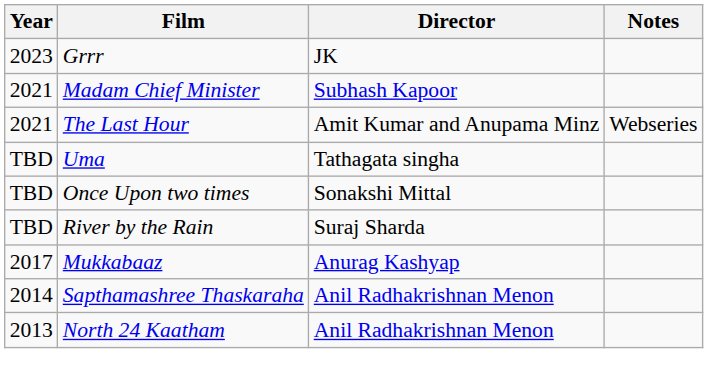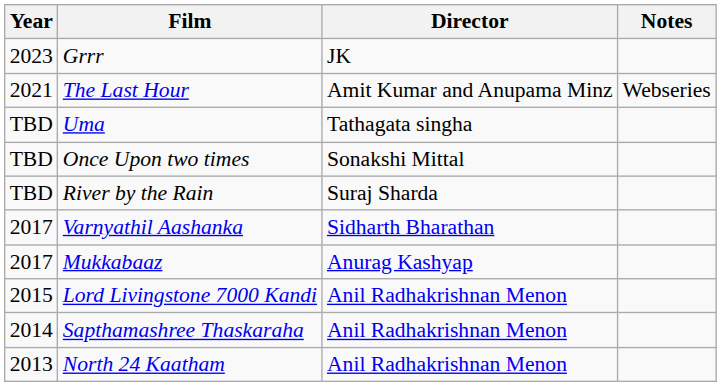- row: (161, 90)
+ row: (153, 227)
+ row: (190, 295)
